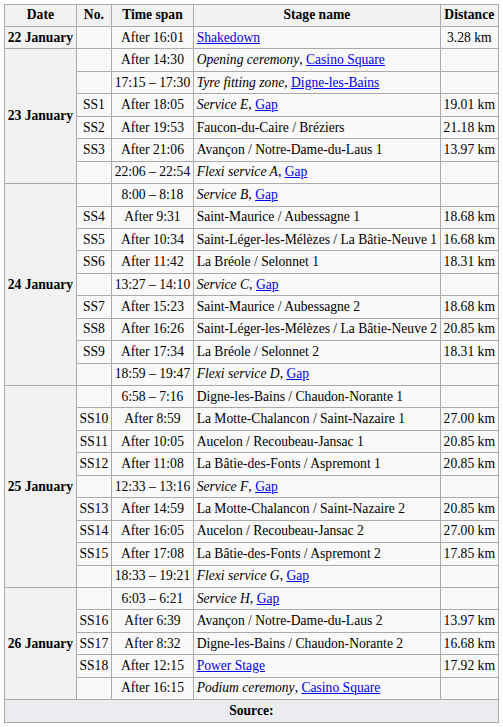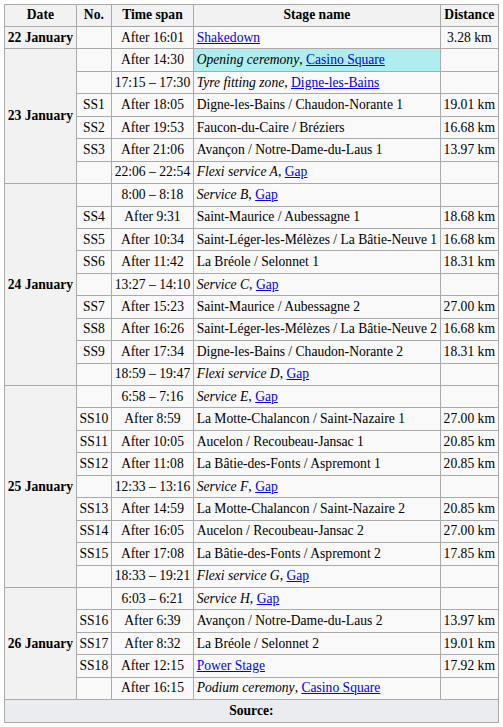(291, 60) no background -> (291, 60) paleturquoise background
(237, 105) Service E, Gap -> (300, 105) Digne-les-Bains / Chaudon-Norante 1
(469, 127) 21.18 km -> (469, 127) 16.68 km
(469, 306) 18.68 km -> (469, 306) 27.00 km
(469, 329) 20.85 km -> (469, 329) 16.68 km
(258, 351) La Bréole / Selonnet 2 -> (300, 351) Digne-les-Bains / Chaudon-Norante 2
(300, 396) Digne-les-Bains / Chaudon-Norante 1 -> (237, 396) Service E, Gap
(300, 643) Digne-les-Bains / Chaudon-Norante 2 -> (258, 643) La Bréole / Selonnet 2
(469, 643) 16.68 km -> (469, 643) 19.01 km
